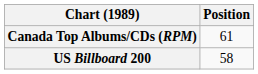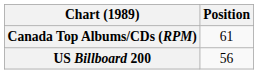(227, 58) 58 -> (227, 58) 56
